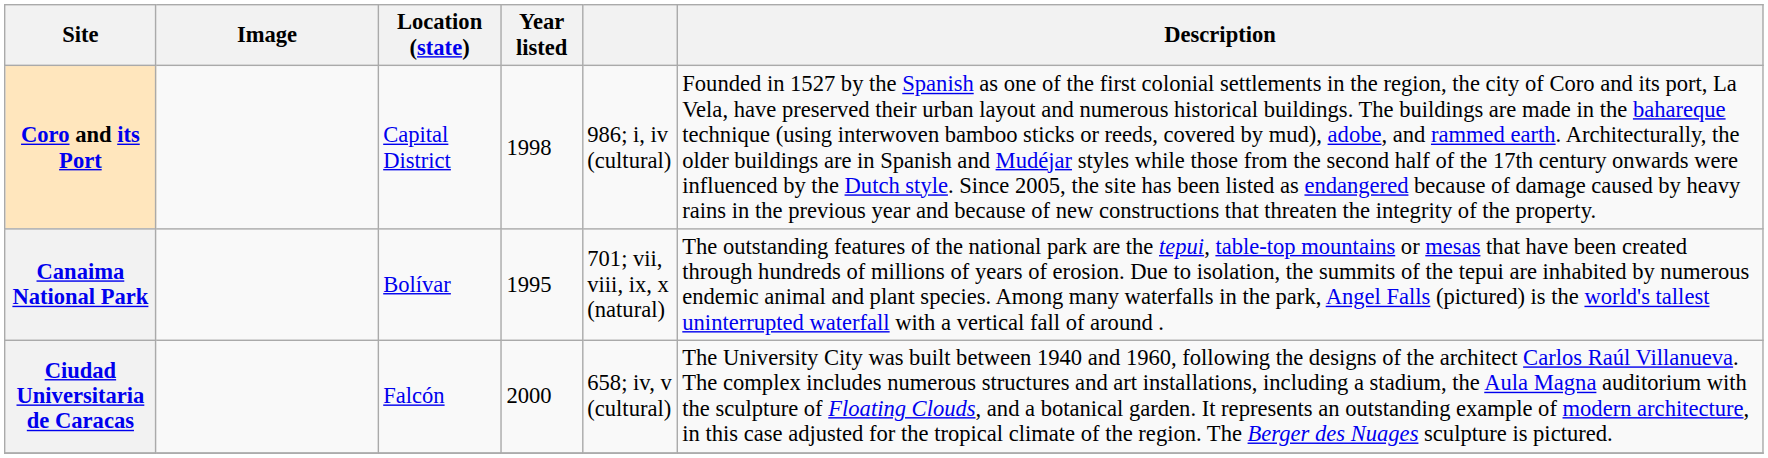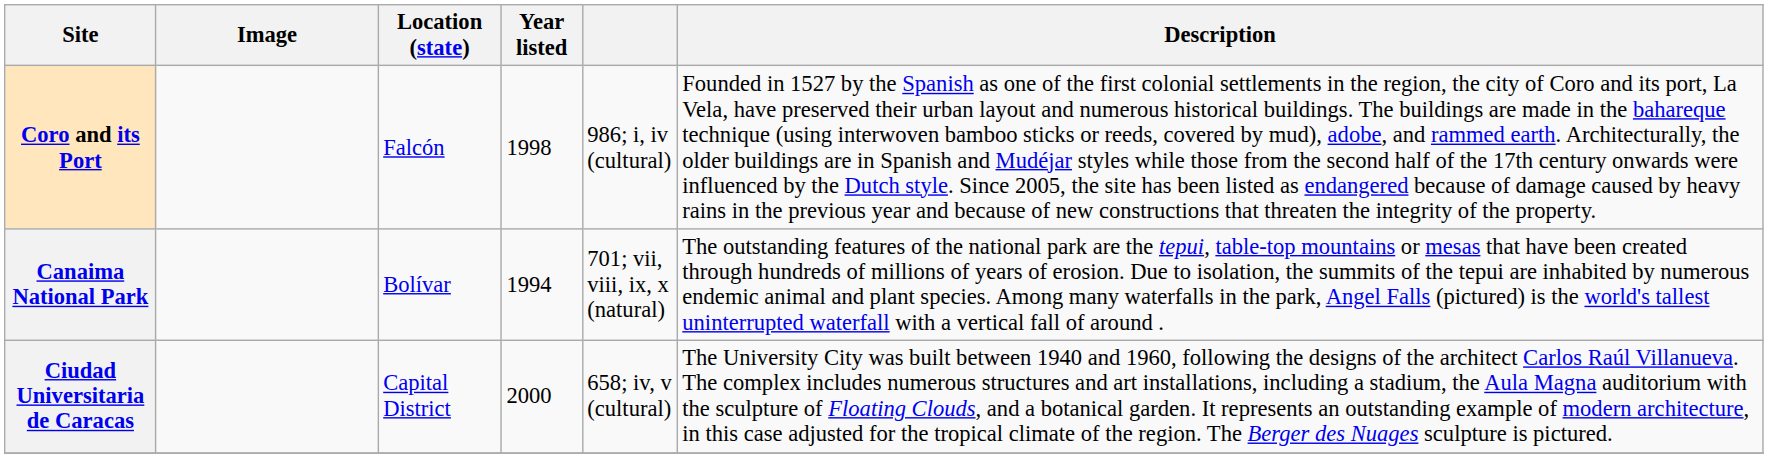(417, 146) Capital District -> (414, 146) Falcón
(529, 284) 1995 -> (529, 284) 1994
(414, 396) Falcón -> (417, 396) Capital District
